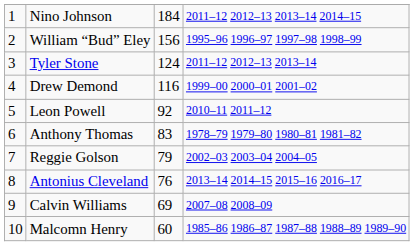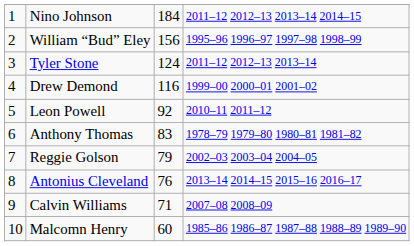(165, 205) 69 -> (165, 205) 71
